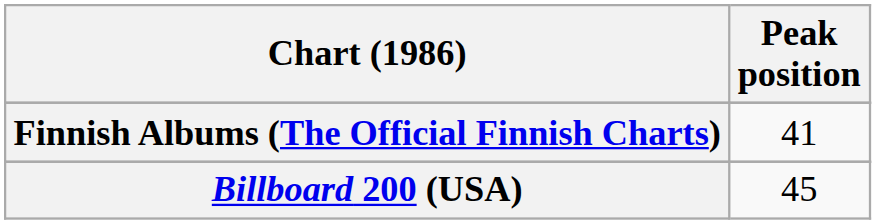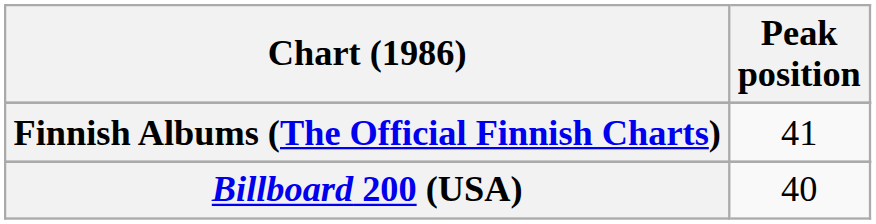(799, 189) 45 -> (799, 189) 40
